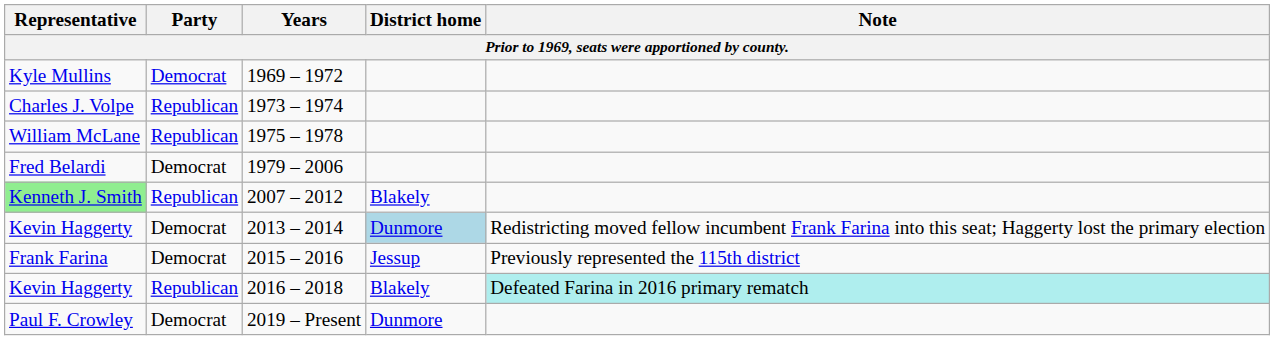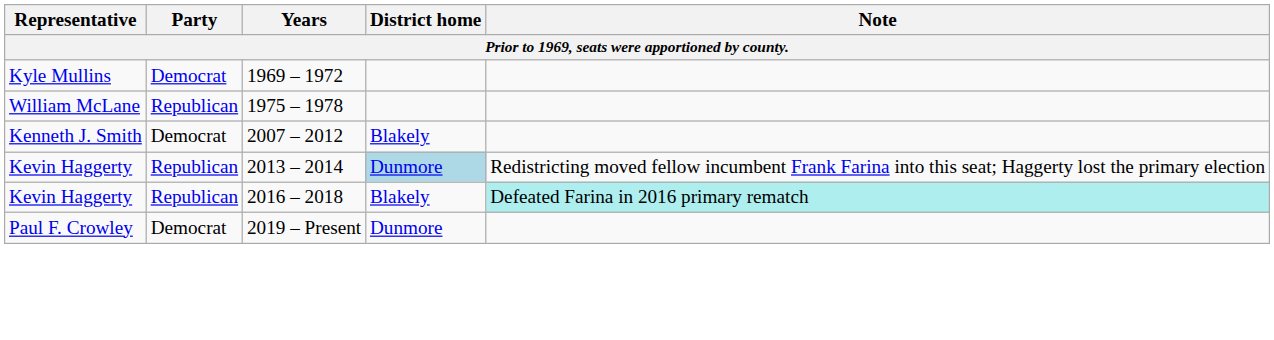- row: (295, 105)
- row: (295, 166)
(75, 197) lightgreen background -> (75, 136) no background
(194, 197) Republican -> (189, 136) Democrat
(189, 227) Democrat -> (194, 166) Republican
- row: (295, 258)
